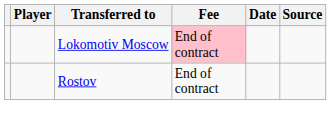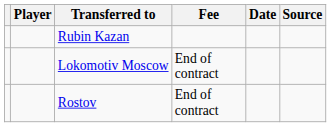+ row: (94, 36)
(197, 44) pink background -> (197, 66) no background
